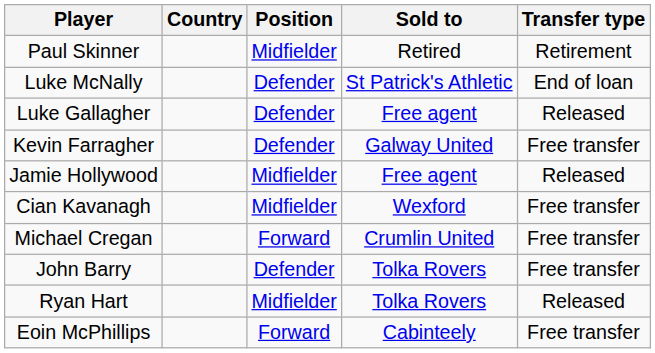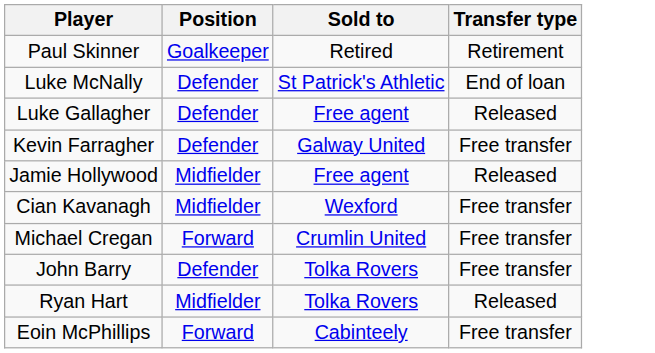- column: (205, 20)
(294, 51) Midfielder -> (218, 51) Goalkeeper
